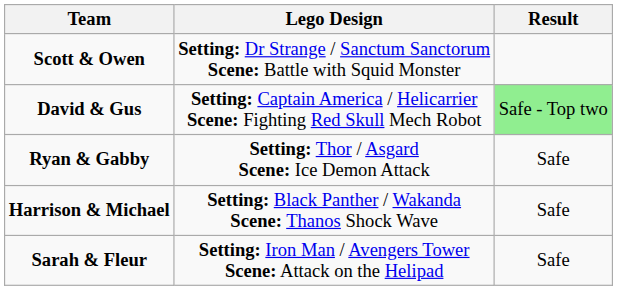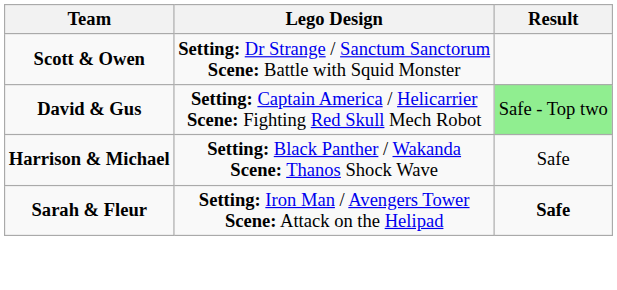- row: (89, 159)
(553, 260) normal -> (553, 210) bold
